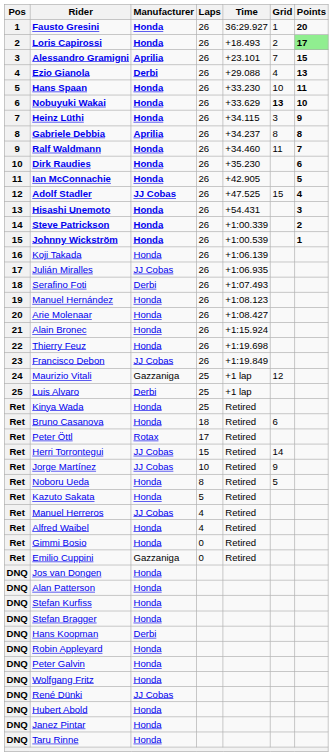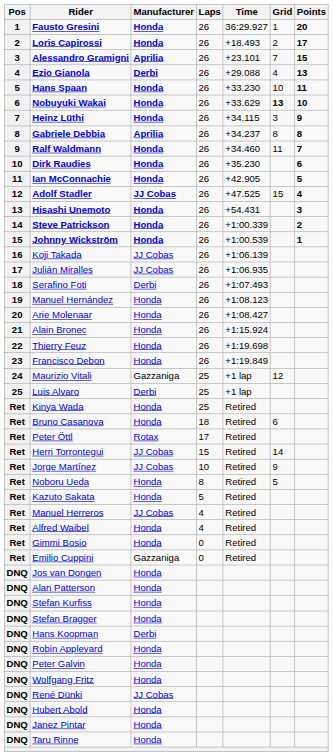(302, 42) lightgreen background -> (302, 42) no background
(148, 255) Honda -> (153, 255) JJ Cobas
(153, 361) JJ Cobas -> (148, 361) Honda
